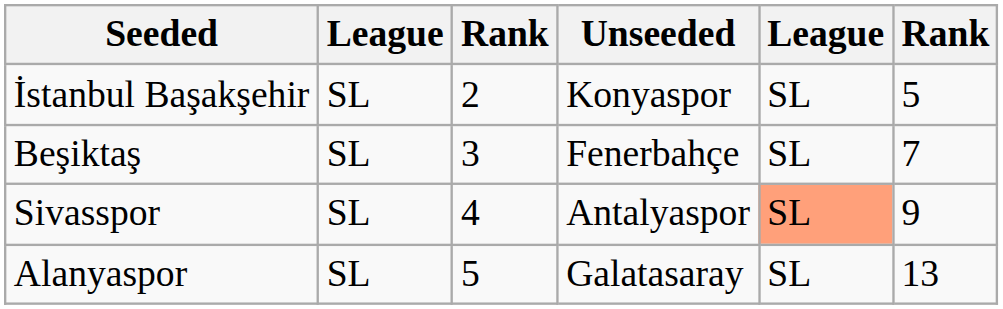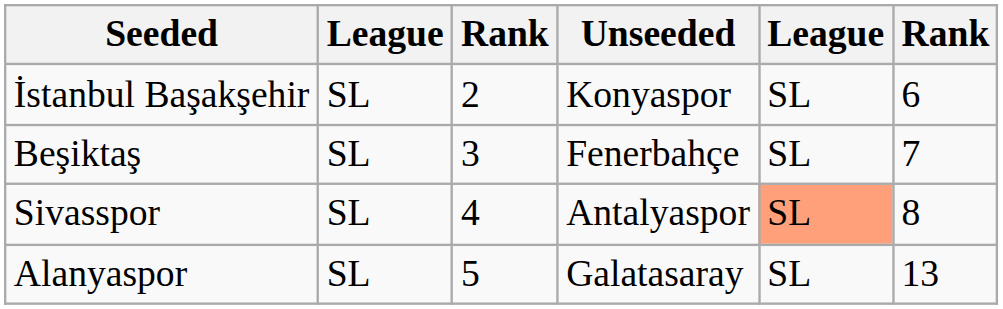(911, 93) 5 -> (911, 93) 6
(911, 213) 9 -> (911, 213) 8
